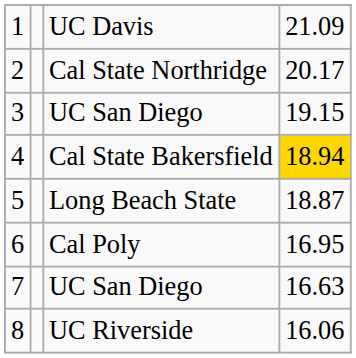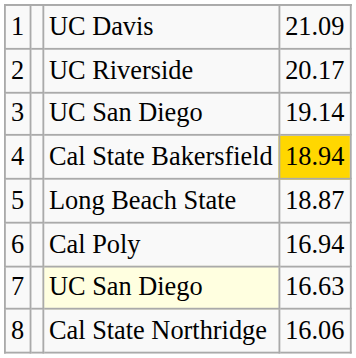(158, 70) Cal State Northridge -> (121, 70) UC Riverside
(315, 113) 19.15 -> (315, 113) 19.14
(315, 243) 16.95 -> (315, 243) 16.94
(126, 287) no background -> (126, 287) lightyellow background
(121, 330) UC Riverside -> (158, 330) Cal State Northridge
